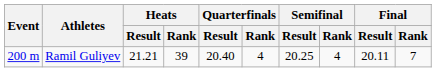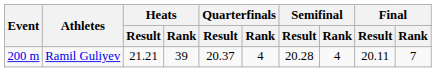(220, 57) 20.40 -> (220, 57) 20.37
(299, 57) 20.25 -> (299, 57) 20.28
